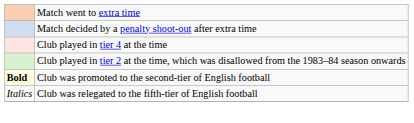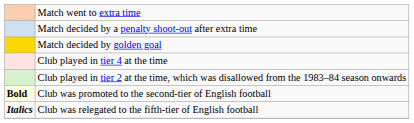+ row: (100, 45)
(19, 93) normal -> (20, 110) bold
